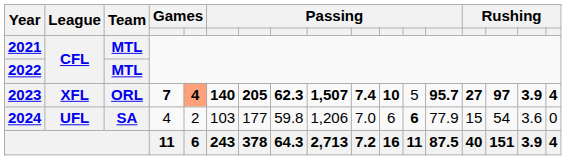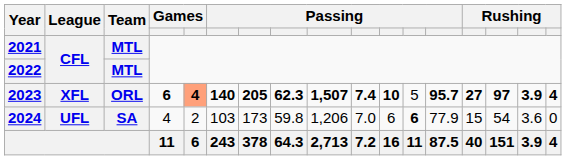(167, 94) 7 -> (167, 94) 6
(255, 118) 177 -> (255, 118) 173
